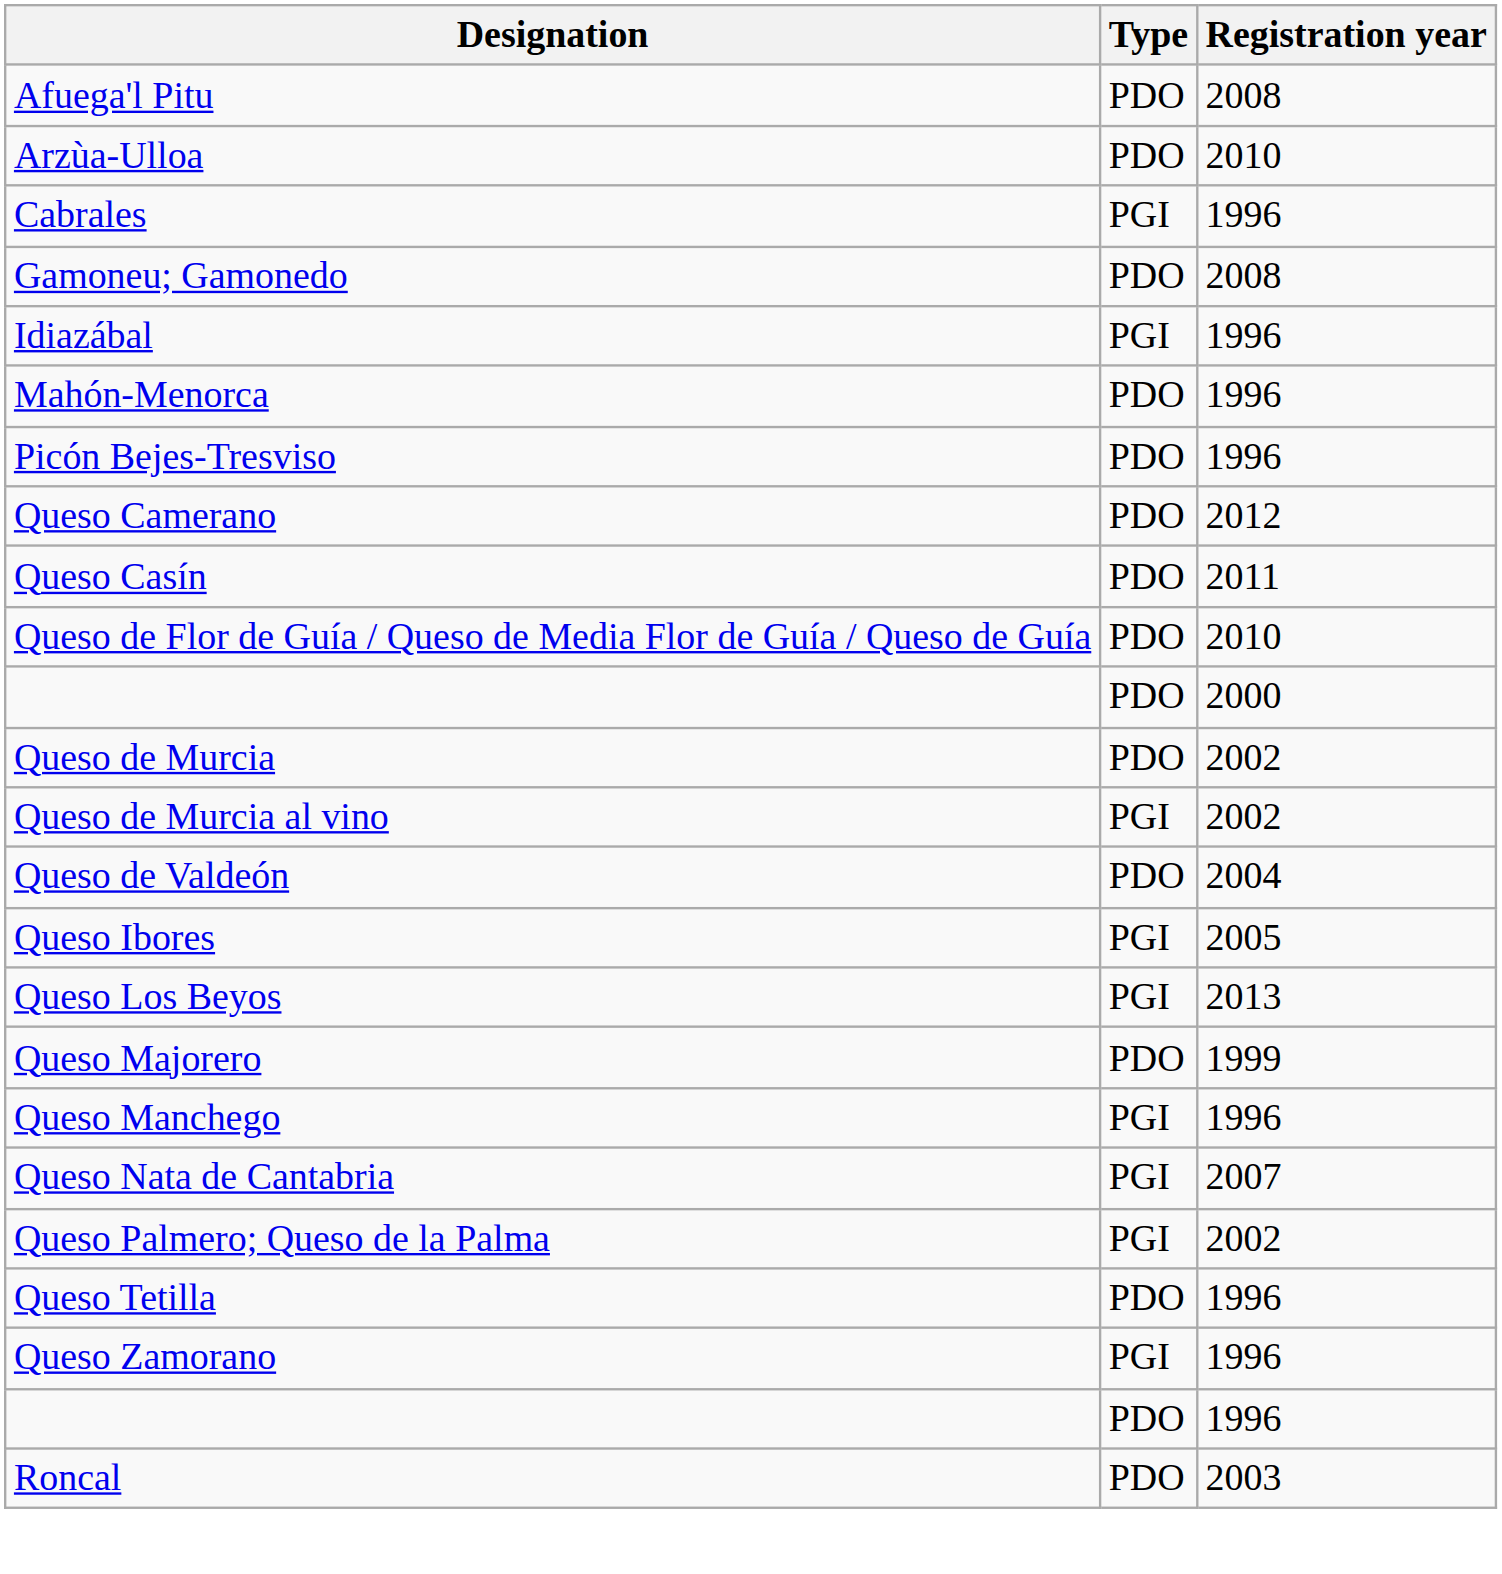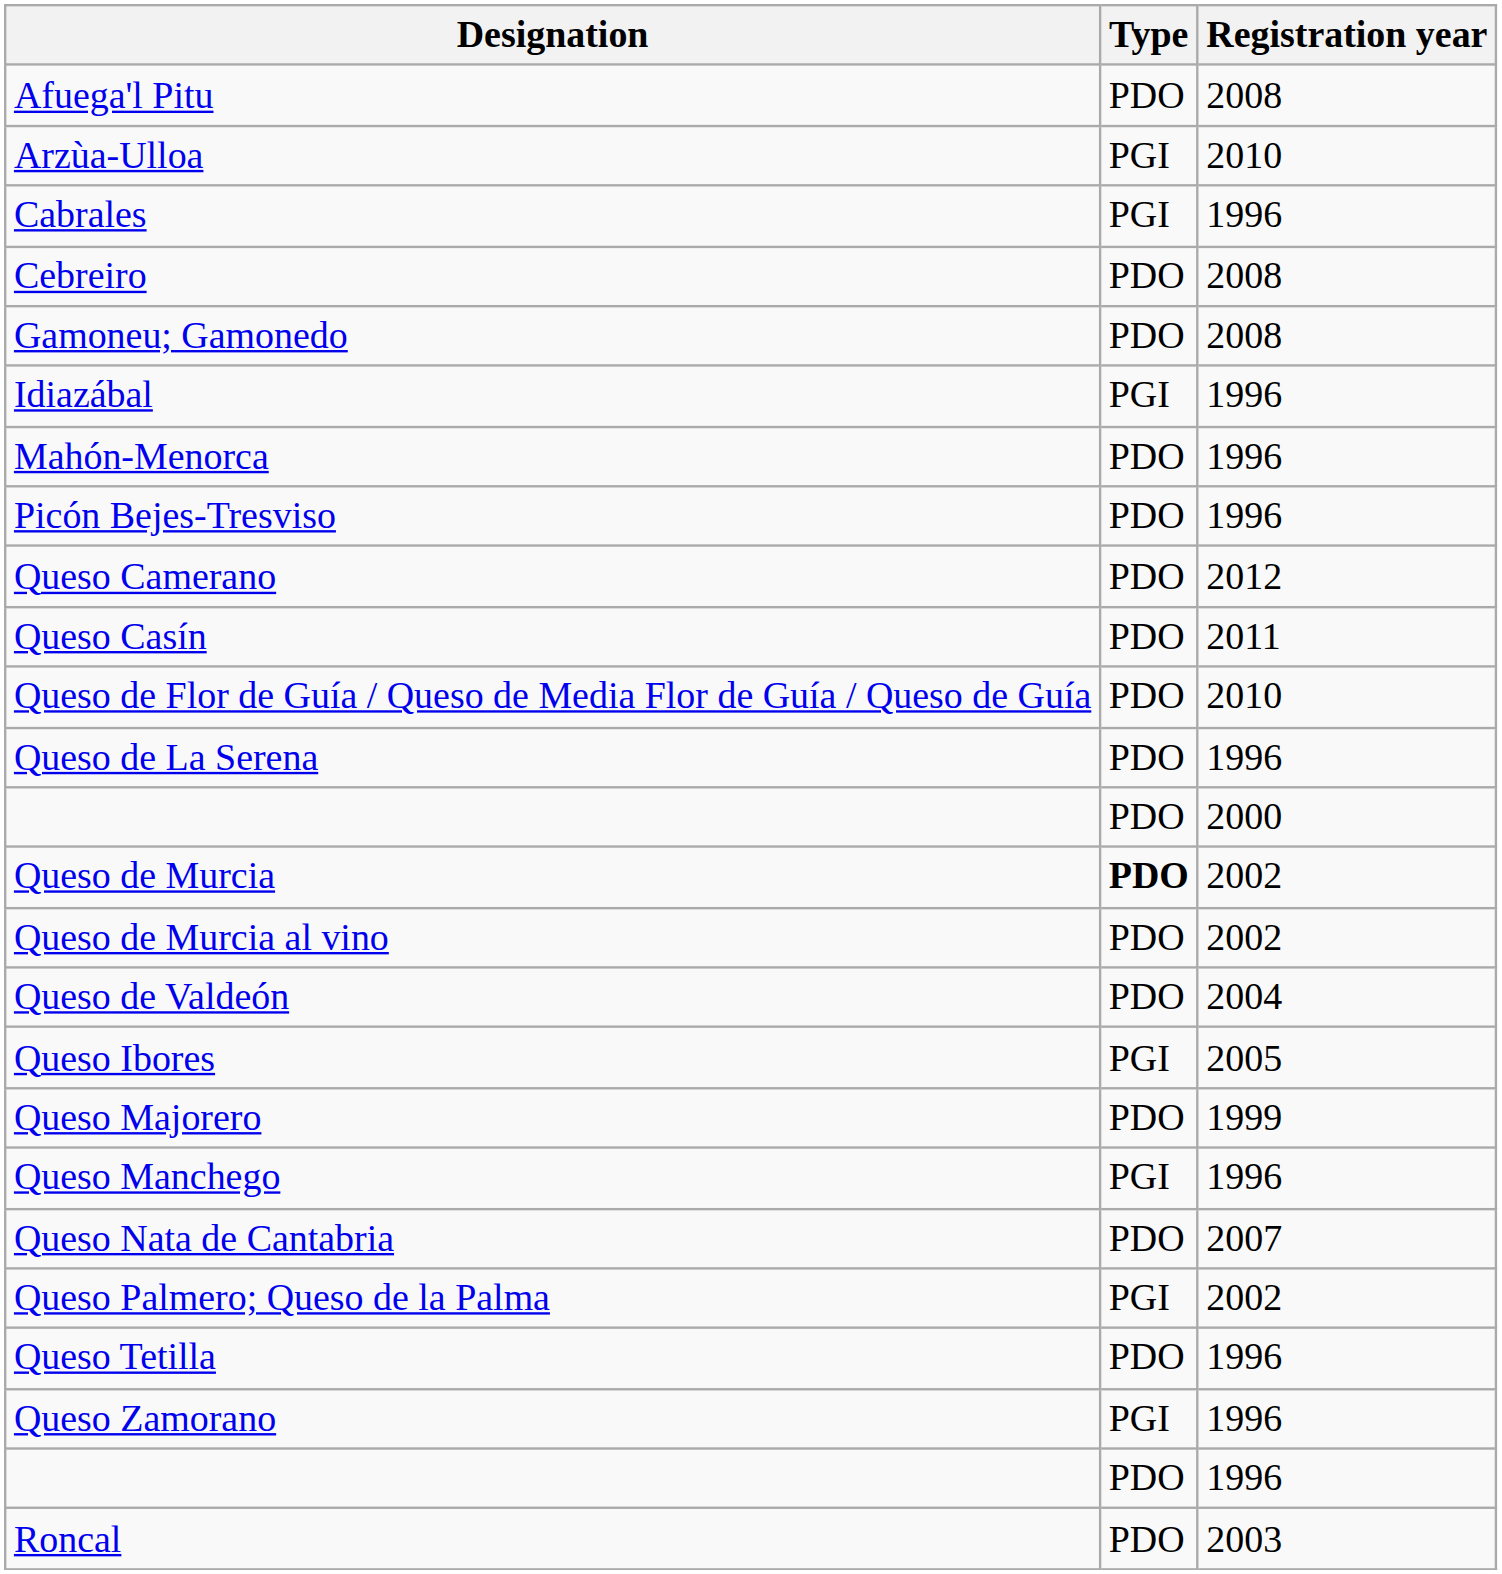(1147, 154) PDO -> (1139, 154) PGI
+ row: (80, 275)
+ row: (166, 756)
(1147, 756) normal -> (1149, 876) bold
(1139, 816) PGI -> (1147, 936) PDO
- row: (148, 996)
(1139, 1177) PGI -> (1147, 1237) PDO
